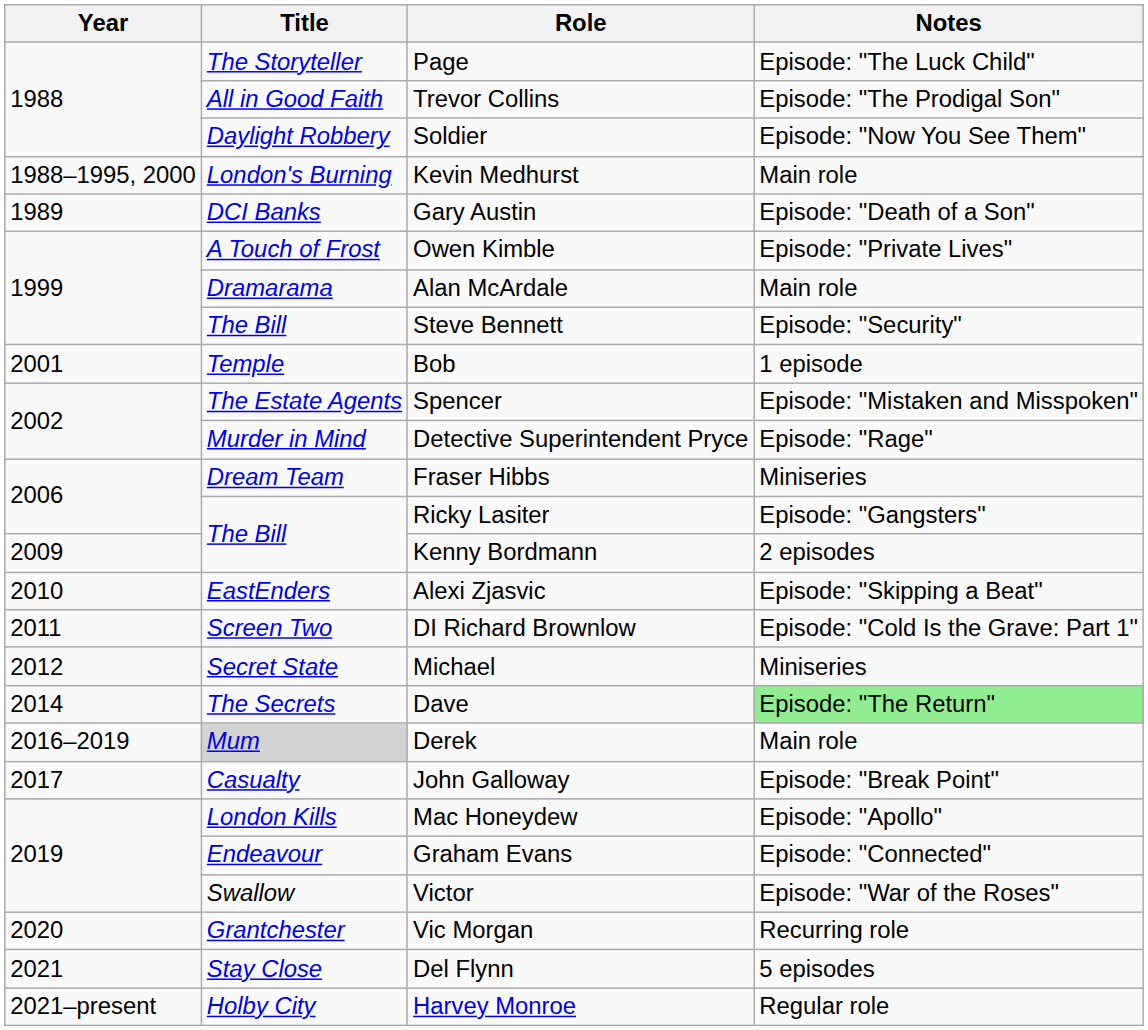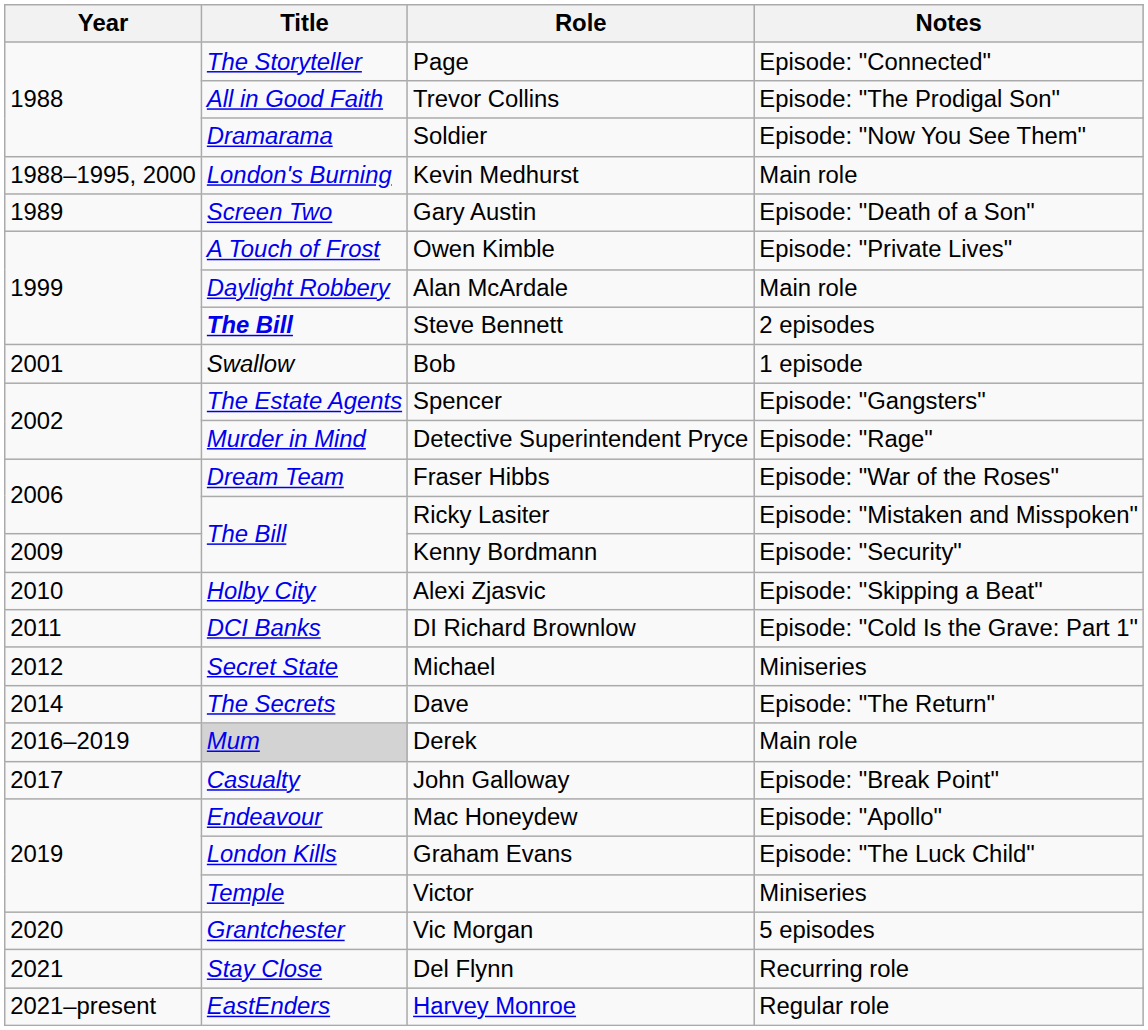(897, 61) Episode: "The Luck Child" -> (875, 61) Episode: "Connected"
(298, 136) Daylight Robbery -> (270, 136) Dramarama
(264, 212) DCI Banks -> (270, 212) Screen Two
(270, 288) Dramarama -> (298, 288) Daylight Robbery
(247, 325) normal -> (250, 325) bold
(861, 325) Episode: "Security" -> (817, 325) 2 episodes
(246, 363) Temple -> (251, 363) Swallow
(949, 401) Episode: "Mistaken and Misspoken" -> (873, 401) Episode: "Gangsters"
(813, 477) Miniseries -> (909, 477) Episode: "War of the Roses"
(873, 514) Episode: "Gangsters" -> (949, 514) Episode: "Mistaken and Misspoken"
(817, 552) 2 episodes -> (861, 552) Episode: "Security"
(268, 590) EastEnders -> (261, 590) Holby City
(270, 628) Screen Two -> (264, 628) DCI Banks
(877, 703) lightgreen background -> (877, 703) no background
(272, 817) London Kills -> (265, 817) Endeavour
(265, 855) Endeavour -> (272, 855) London Kills
(875, 855) Episode: "Connected" -> (897, 855) Episode: "The Luck Child"
(251, 893) Swallow -> (246, 893) Temple
(909, 893) Episode: "War of the Roses" -> (813, 893) Miniseries
(834, 930) Recurring role -> (817, 930) 5 episodes
(817, 968) 5 episodes -> (834, 968) Recurring role
(261, 1006) Holby City -> (268, 1006) EastEnders
